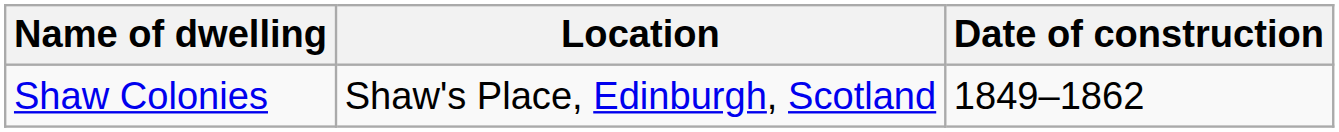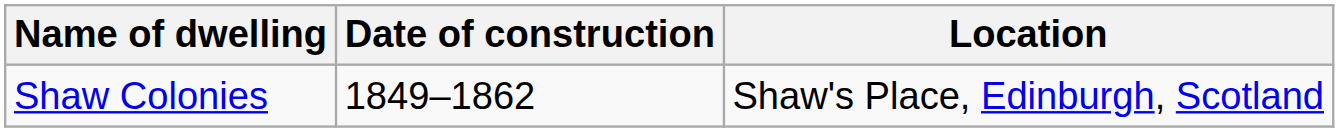columns swapped: (640, 34) <-> (1139, 34)
